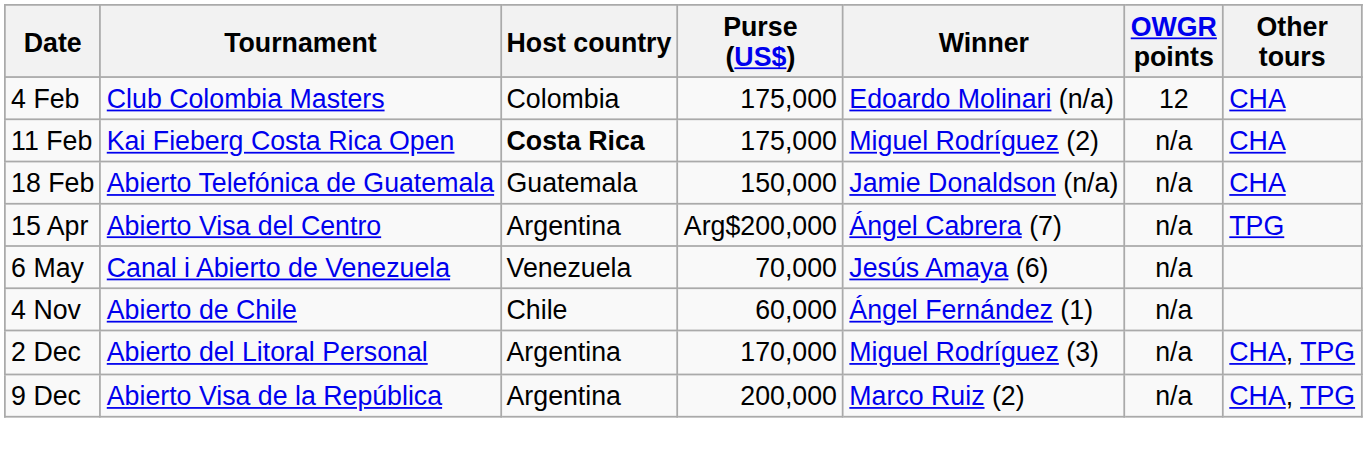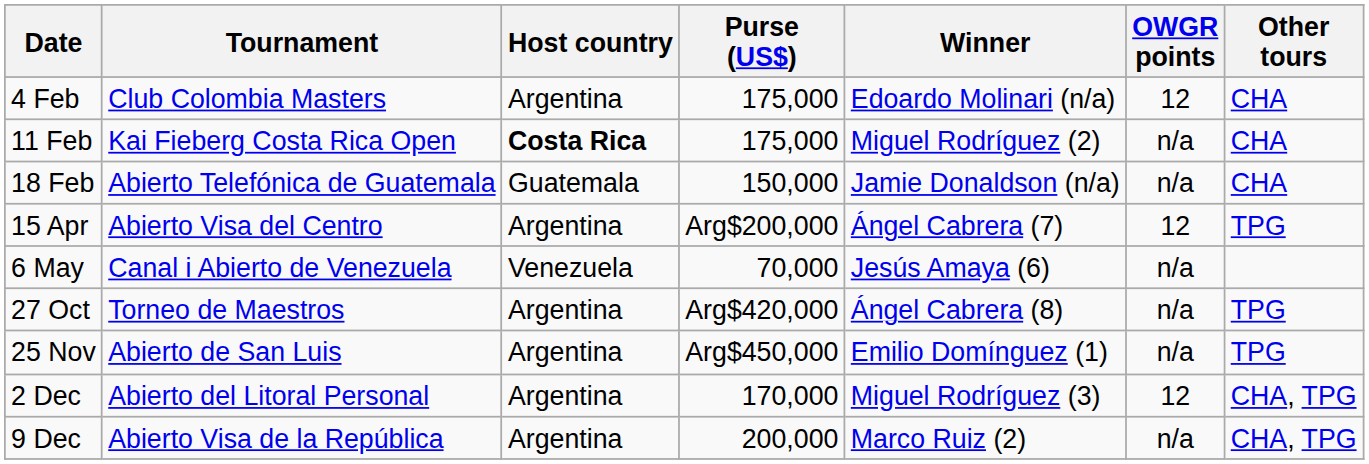(563, 99) Colombia -> (565, 99) Argentina
(1174, 226) n/a -> (1175, 226) 12
+ row: (50, 310)
- row: (46, 310)
+ row: (53, 353)
(1174, 353) n/a -> (1175, 395) 12
